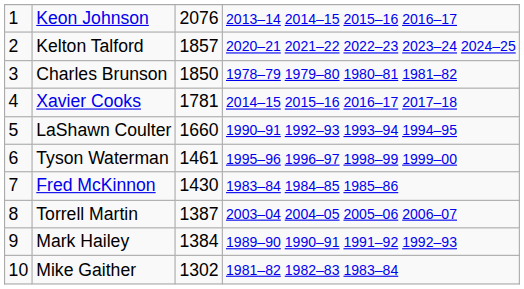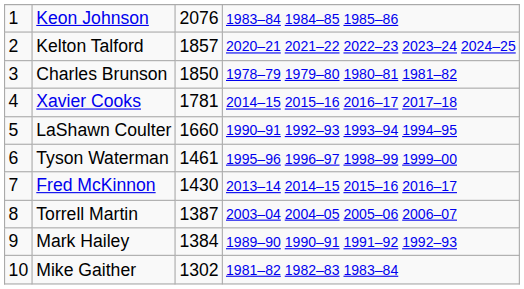(341, 19) 2013–14 2014–15 2015–16 2016–17 -> (312, 19) 1983–84 1984–85 1985–86
(312, 186) 1983–84 1984–85 1985–86 -> (341, 186) 2013–14 2014–15 2015–16 2016–17
